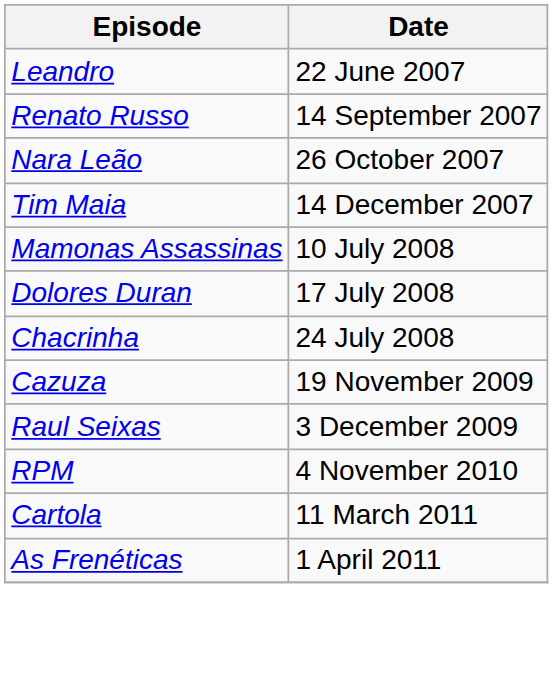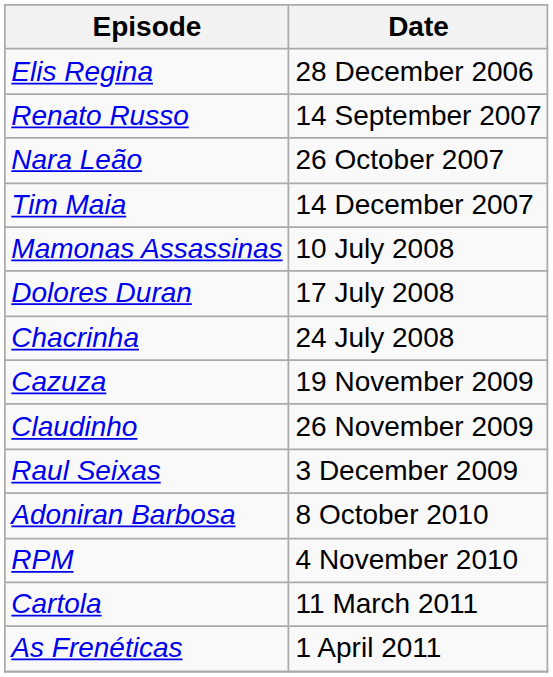+ row: (82, 71)
- row: (63, 71)
+ row: (74, 426)
+ row: (123, 515)
